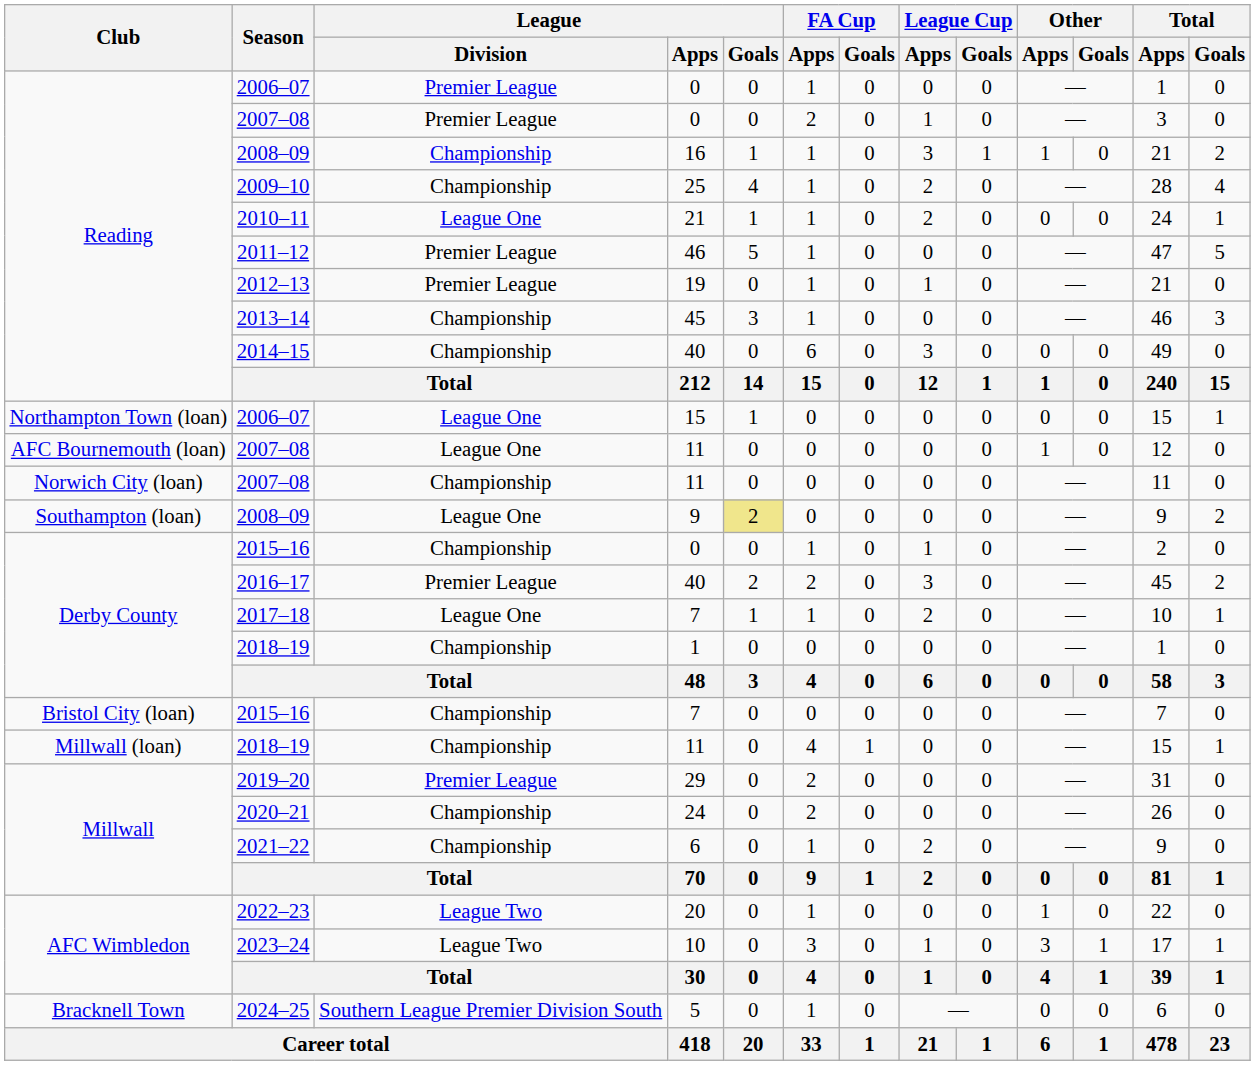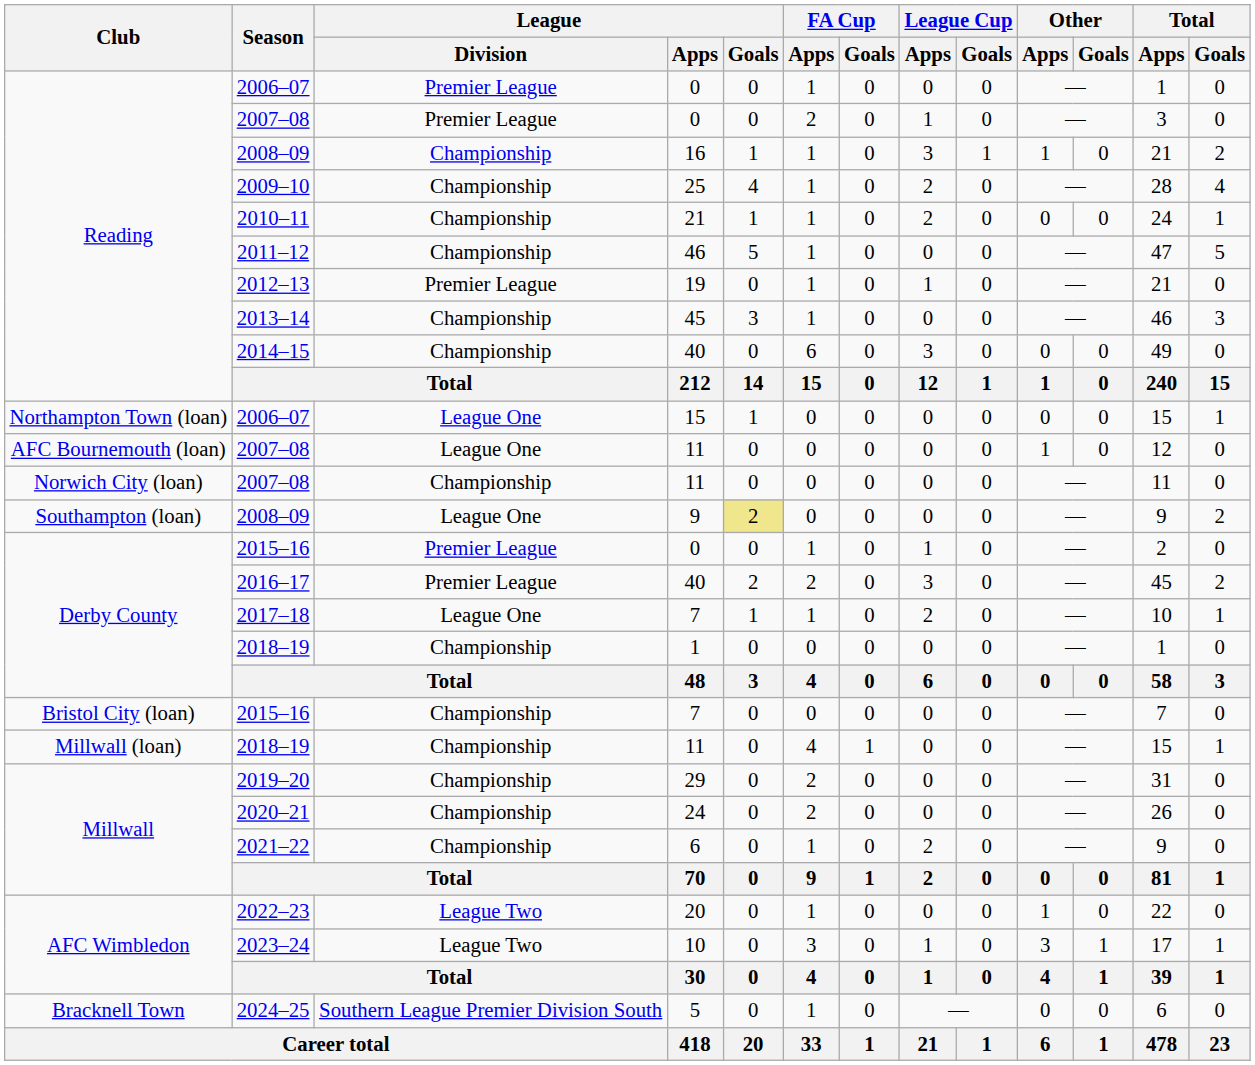(491, 218) League One -> (491, 218) Championship
(491, 251) Premier League -> (491, 251) Championship
(491, 548) Championship -> (491, 548) Premier League
(491, 779) Premier League -> (491, 779) Championship
